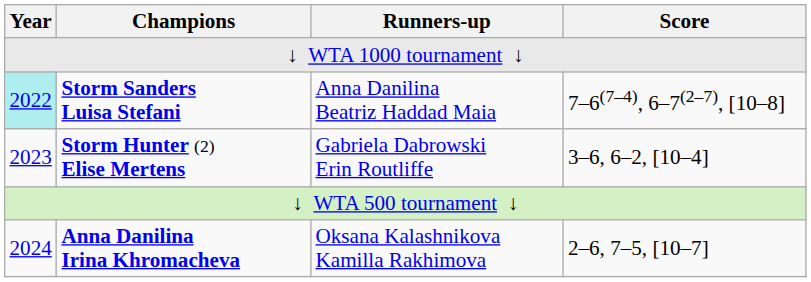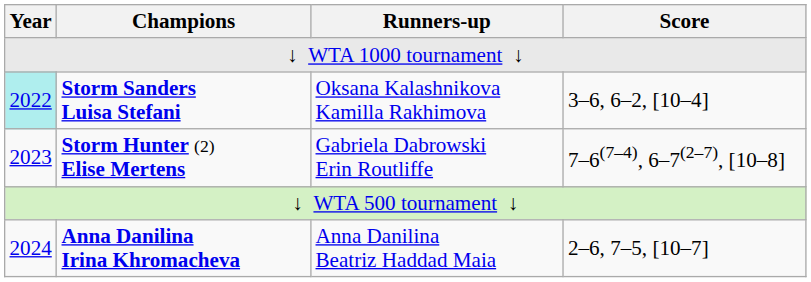(406, 100) Anna Danilina Beatriz Haddad Maia -> (408, 100) Oksana Kalashnikova Kamilla Rakhimova
(676, 100) 7–6(7–4), 6–7(2–7), [10–8] -> (638, 100) 3–6, 6–2, [10–4]
(638, 157) 3–6, 6–2, [10–4] -> (676, 157) 7–6(7–4), 6–7(2–7), [10–8]
(408, 248) Oksana Kalashnikova Kamilla Rakhimova -> (406, 248) Anna Danilina Beatriz Haddad Maia
